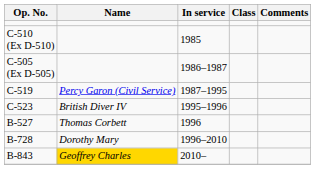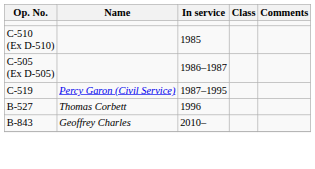- row: (20, 106)
- row: (20, 139)
(95, 156) gold background -> (95, 123) no background
